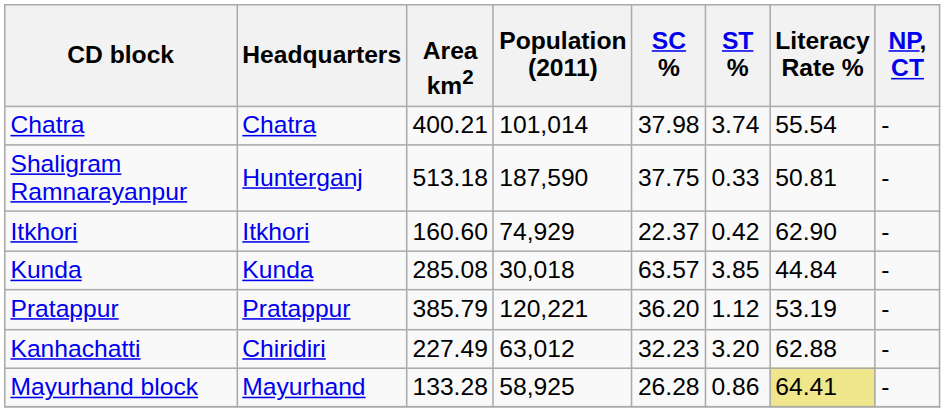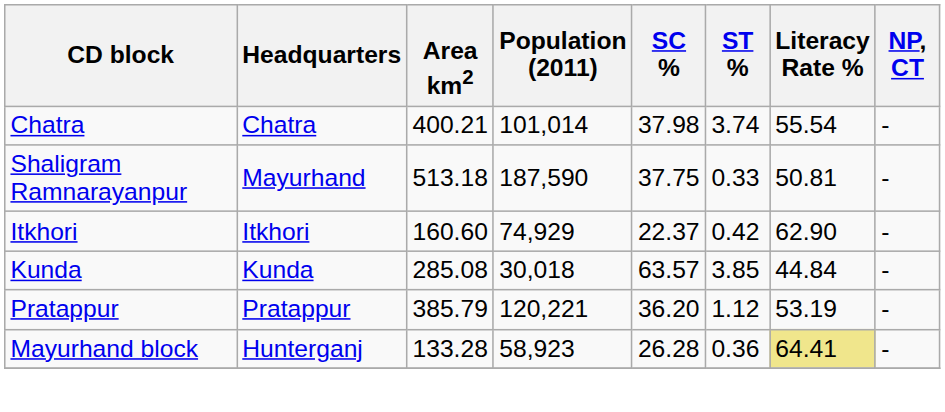(303, 178) Hunterganj -> (304, 178) Mayurhand
- row: (76, 348)
(304, 387) Mayurhand -> (303, 348) Hunterganj
(537, 387) 58,925 -> (537, 348) 58,923
(735, 387) 0.86 -> (735, 348) 0.36
